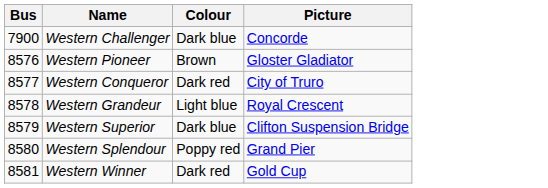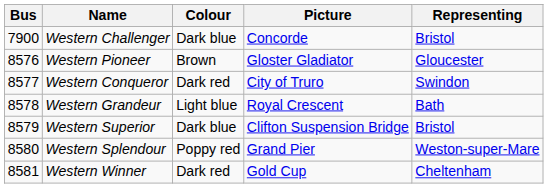+ column: (477, 15)
